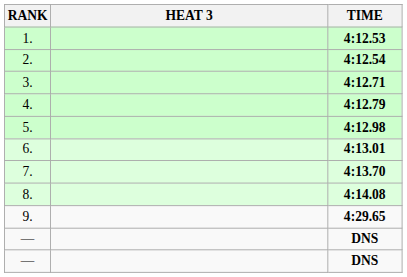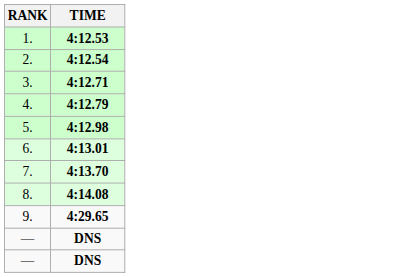- column: (189, 16)
